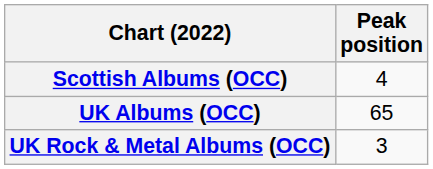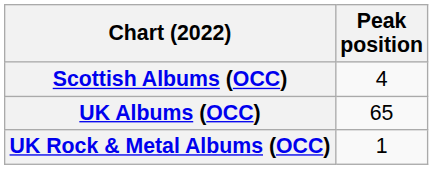(382, 146) 3 -> (382, 146) 1
